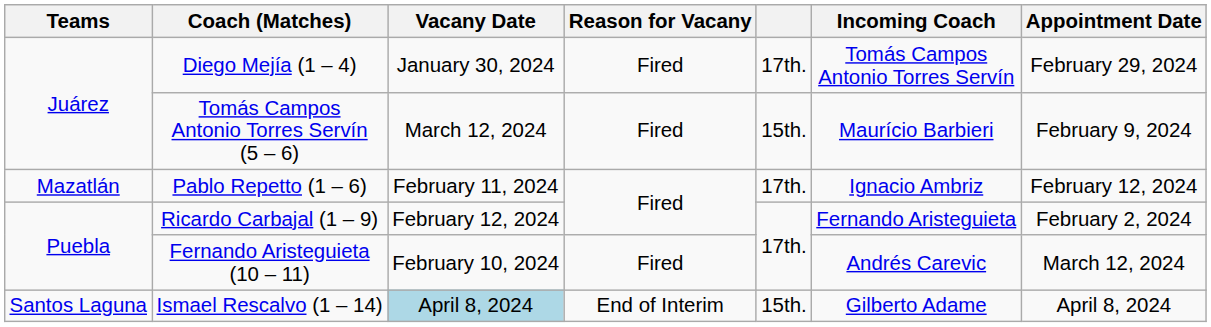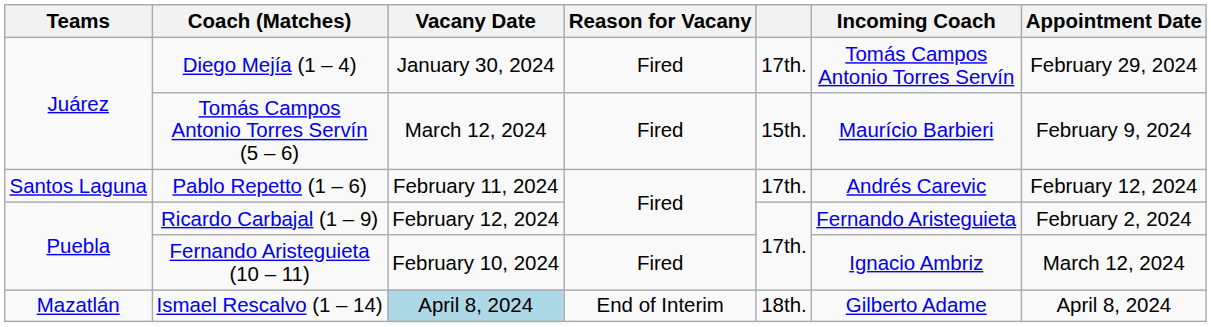(78, 186) Mazatlán -> (78, 186) Santos Laguna
(916, 186) Ignacio Ambriz -> (916, 186) Andrés Carevic
(916, 262) Andrés Carevic -> (916, 262) Ignacio Ambriz
(78, 306) Santos Laguna -> (78, 306) Mazatlán
(784, 306) 15th. -> (784, 306) 18th.
